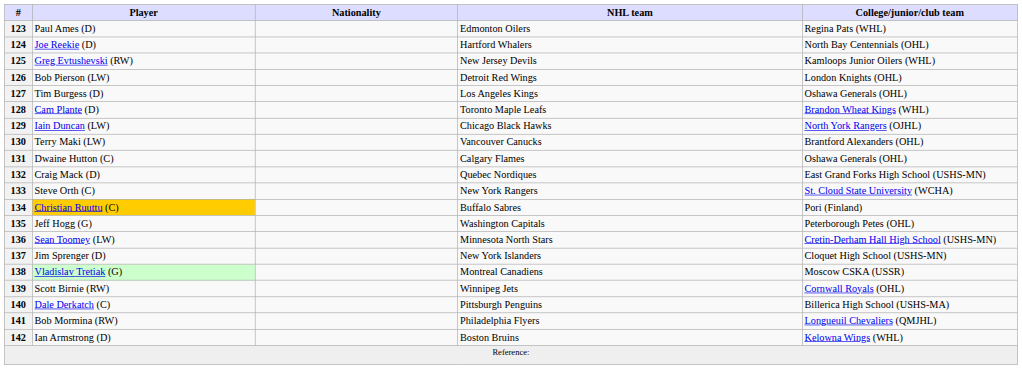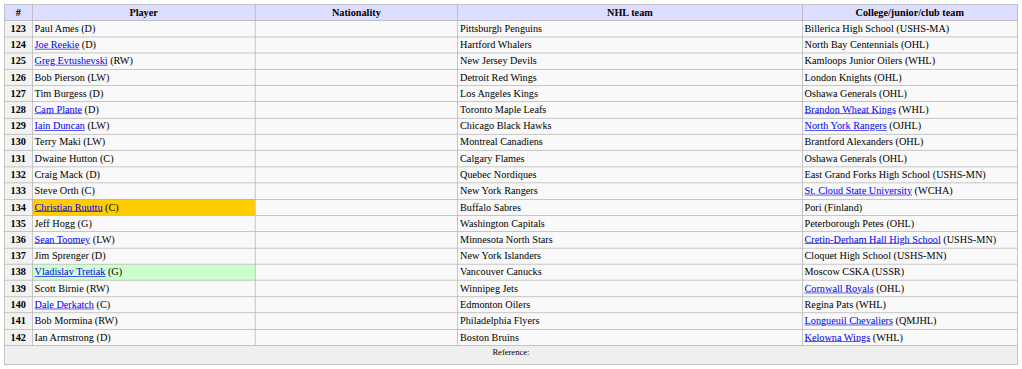(495, 28) Edmonton Oilers -> (501, 28) Pittsburgh Penguins
(845, 28) Regina Pats (WHL) -> (877, 28) Billerica High School (USHS-MA)
(501, 142) Vancouver Canucks -> (501, 142) Montreal Canadiens
(501, 272) Montreal Canadiens -> (501, 272) Vancouver Canucks
(501, 304) Pittsburgh Penguins -> (495, 304) Edmonton Oilers
(877, 304) Billerica High School (USHS-MA) -> (845, 304) Regina Pats (WHL)
